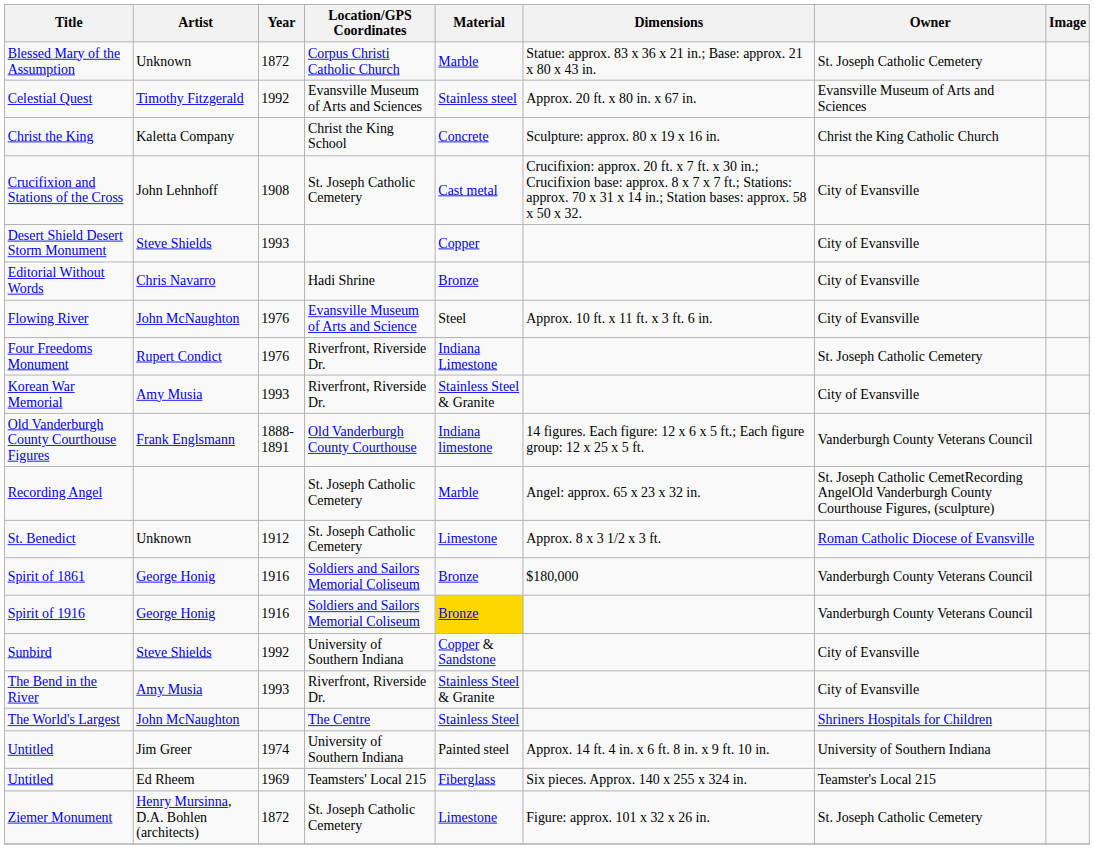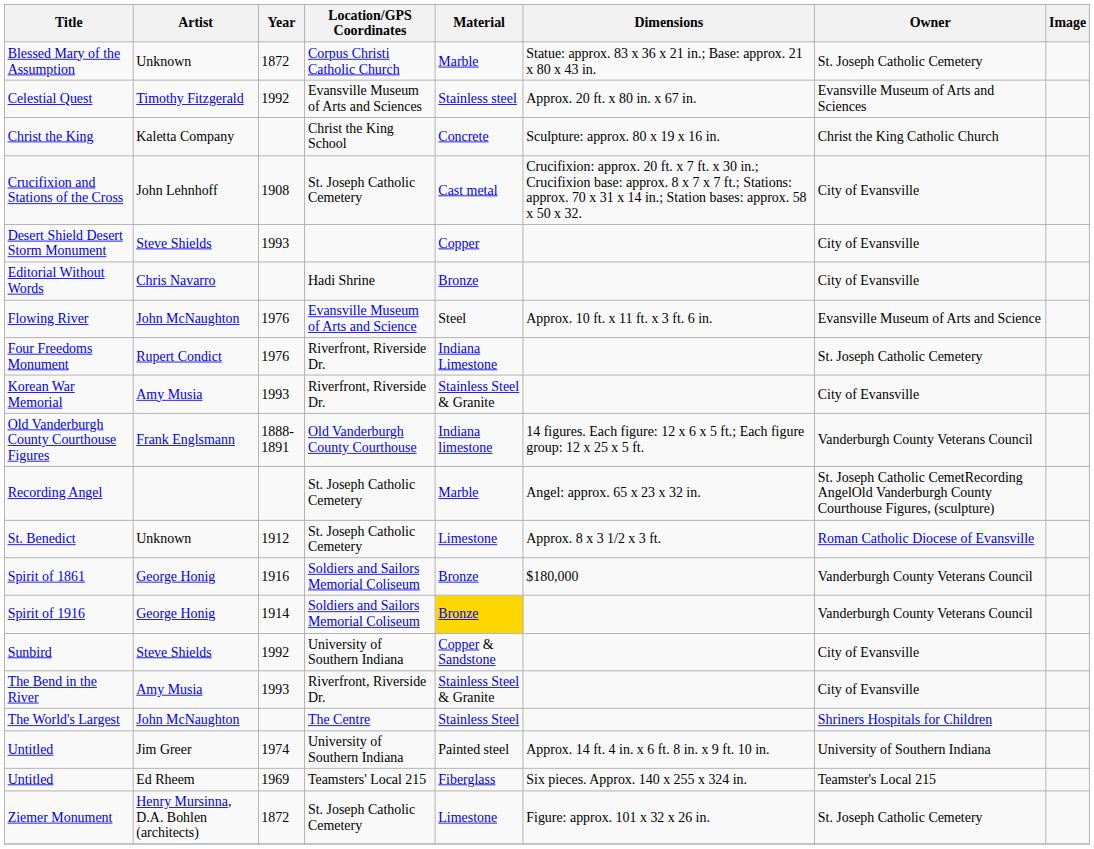(868, 318) City of Evansville -> (929, 318) Evansville Museum of Arts and Science
(275, 614) 1916 -> (275, 614) 1914
